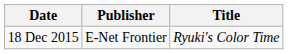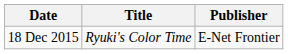columns swapped: (226, 15) <-> (126, 15)
